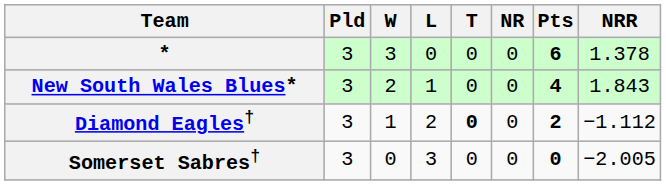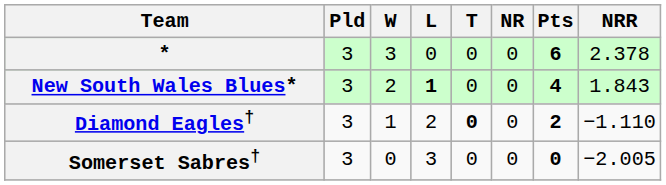(620, 54) 1.378 -> (620, 54) 2.378
(431, 87) normal -> (431, 87) bold
(620, 122) −1.112 -> (620, 122) −1.110
